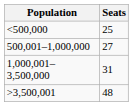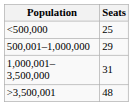(108, 47) 27 -> (108, 47) 29
